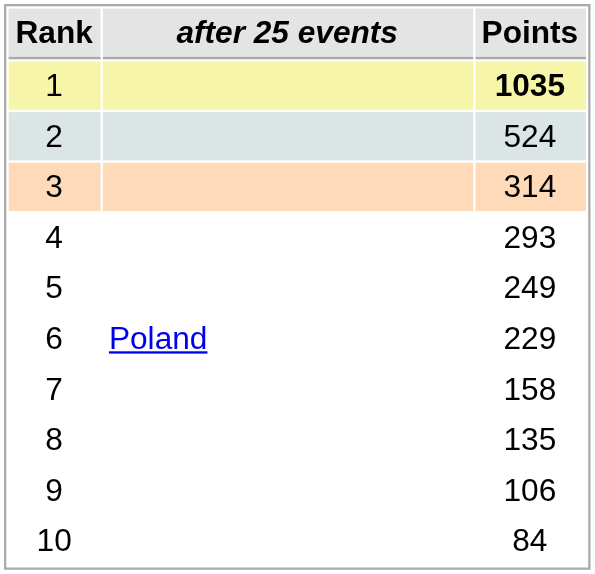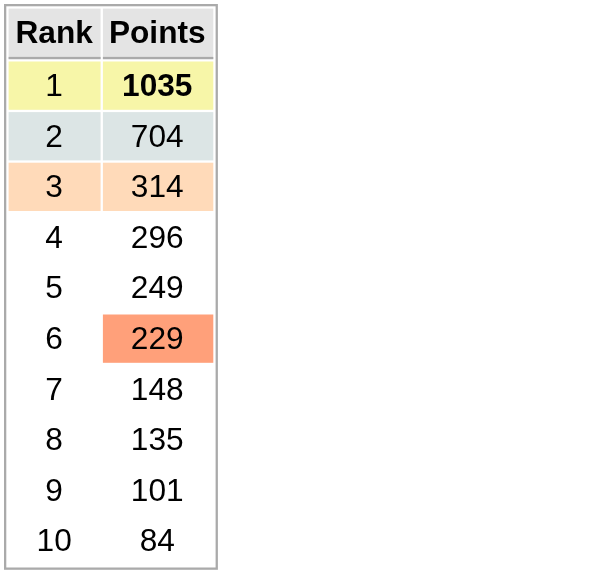- column: (287, 33)
(530, 136) 524 -> (157, 136) 704
(530, 237) 293 -> (157, 237) 296
(530, 339) no background -> (157, 339) lightsalmon background
(530, 389) 158 -> (157, 389) 148
(530, 490) 106 -> (157, 490) 101
